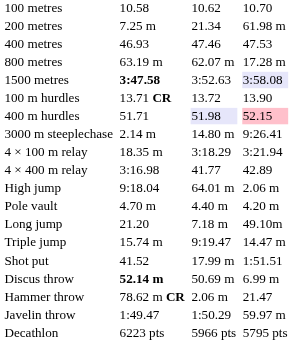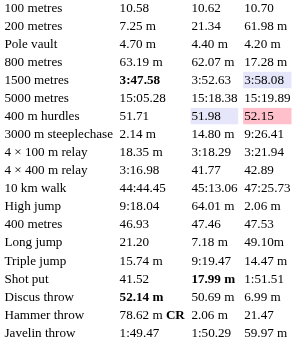rows swapped: (33, 44) <-> (31, 206)
+ row: (37, 98)
- row: (42, 98)
+ row: (35, 188)
(213, 260) normal -> (213, 278) bold
- row: (31, 332)
